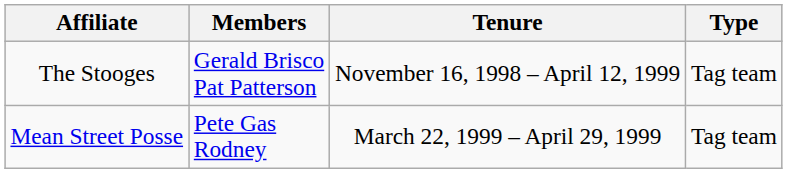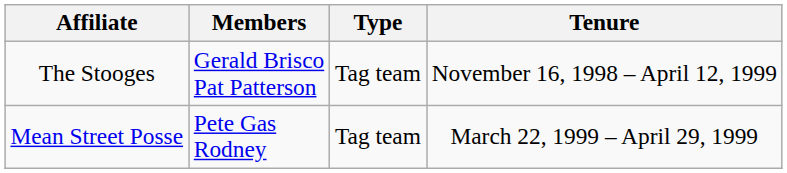columns swapped: (508, 23) <-> (734, 23)
